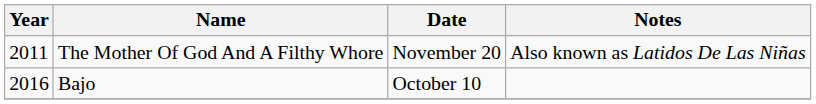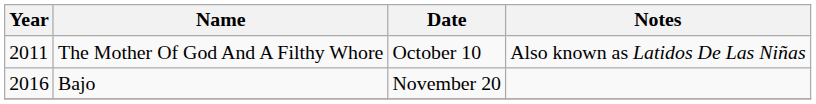(447, 51) November 20 -> (437, 51) October 10
(437, 83) October 10 -> (447, 83) November 20
